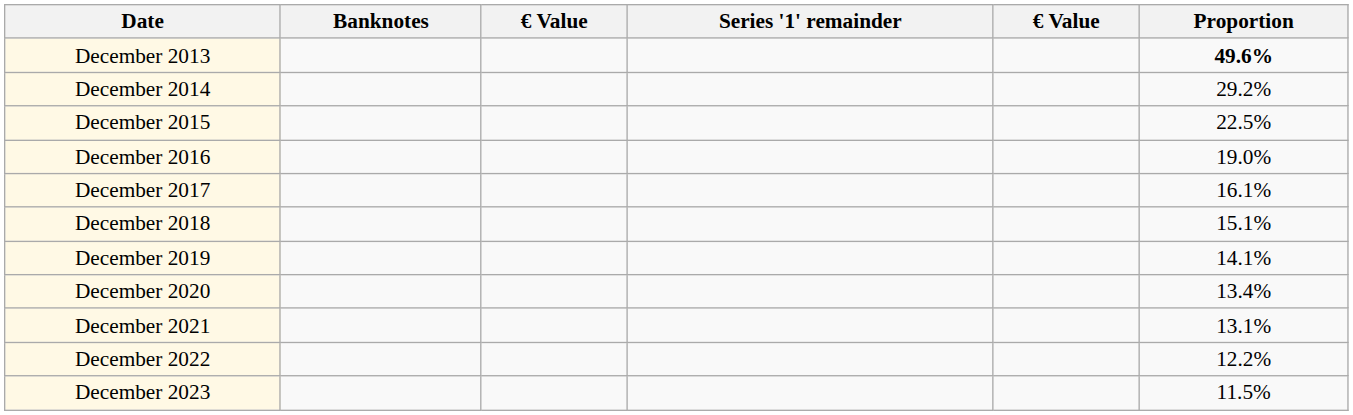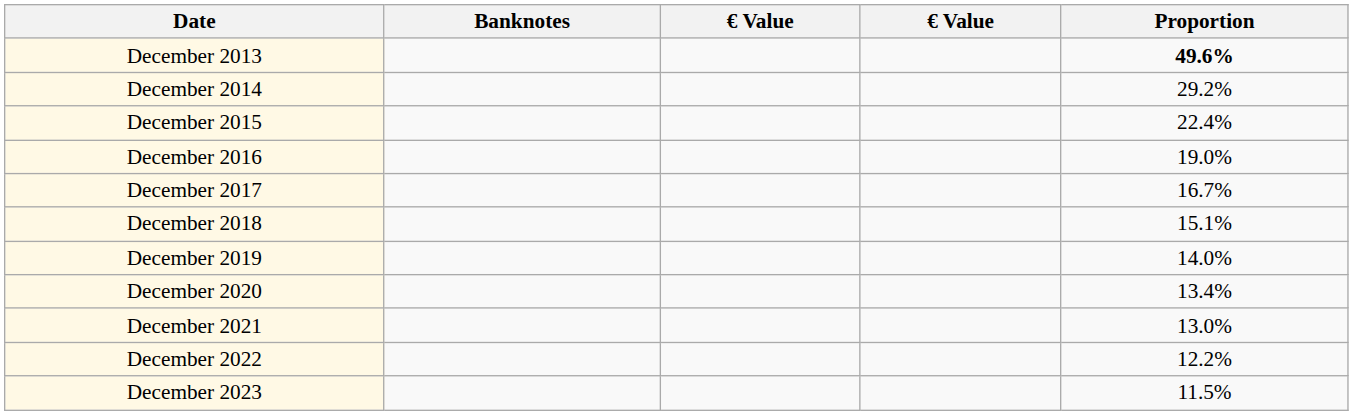- column: (810, 21)
(1244, 122) 22.5% -> (1205, 122) 22.4%
(1244, 190) 16.1% -> (1205, 190) 16.7%
(1244, 257) 14.1% -> (1205, 257) 14.0%
(1244, 325) 13.1% -> (1205, 325) 13.0%
